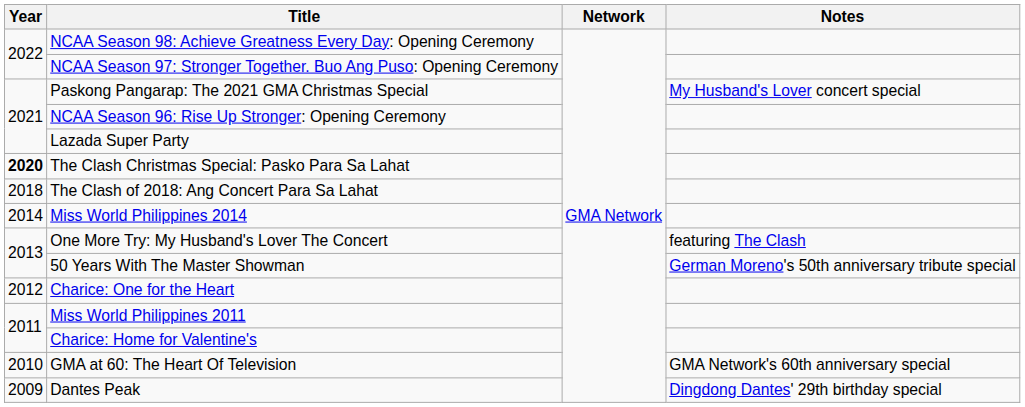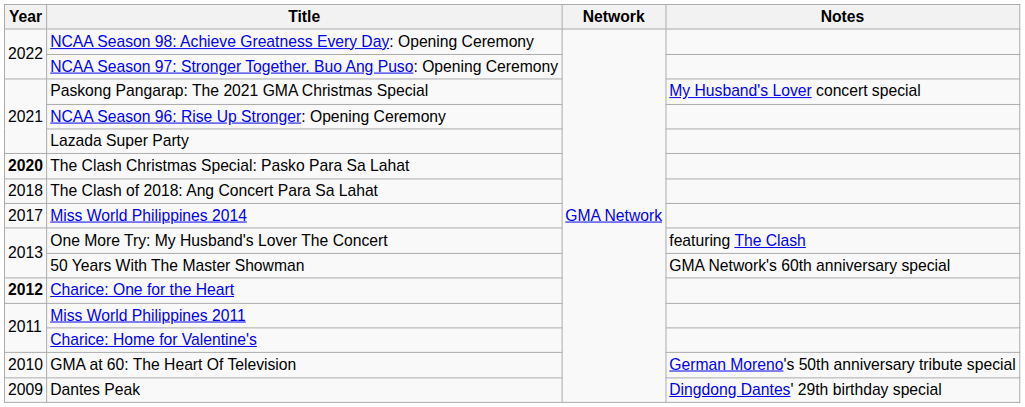(26, 215) 2014 -> (26, 215) 2017
(842, 265) German Moreno's 50th anniversary tribute special -> (810, 265) GMA Network's 60th anniversary special
(26, 290) normal -> (26, 290) bold
(810, 365) GMA Network's 60th anniversary special -> (842, 365) German Moreno's 50th anniversary tribute special
